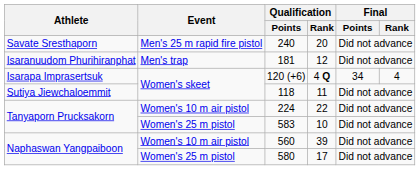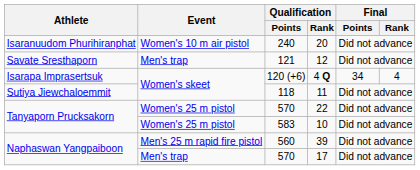(52, 44) Savate Sresthaporn -> (71, 44) Isaranuudom Phurihiranphat
(201, 44) Men's 25 m rapid fire pistol -> (195, 44) Women's 10 m air pistol
(71, 60) Isaranuudom Phurihiranphat -> (52, 60) Savate Sresthaporn
(286, 60) 181 -> (286, 60) 121
(195, 109) Women's 10 m air pistol -> (188, 109) Women's 25 m pistol
(286, 109) 224 -> (286, 109) 570
(195, 141) Women's 10 m air pistol -> (201, 141) Men's 25 m rapid fire pistol
(188, 157) Women's 25 m pistol -> (164, 157) Men's trap
(286, 157) 580 -> (286, 157) 570
